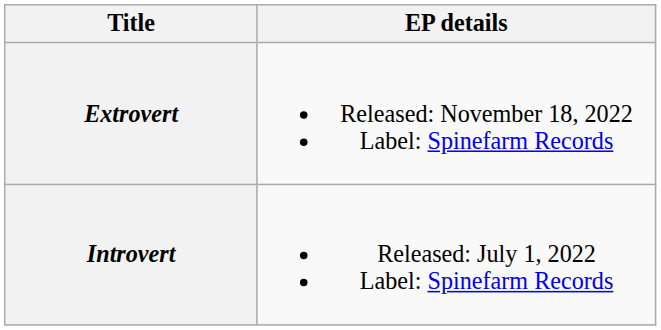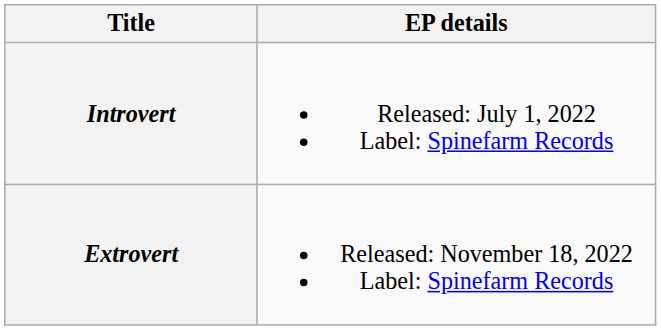rows swapped: (131, 254) <-> (131, 113)
